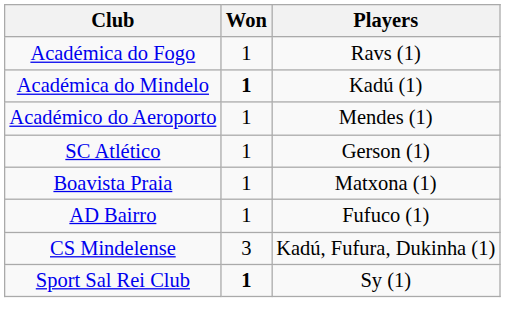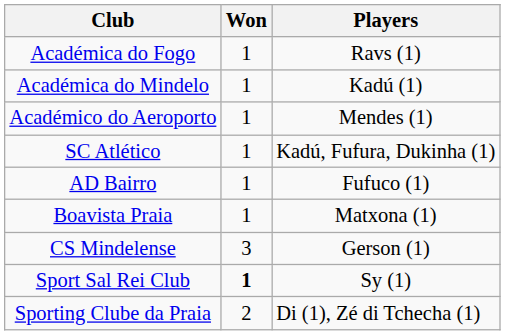(246, 85) bold -> (246, 85) normal
(386, 150) Gerson (1) -> (386, 150) Kadú, Fufura, Dukinha (1)
rows swapped: (113, 215) <-> (113, 183)
(386, 248) Kadú, Fufura, Dukinha (1) -> (386, 248) Gerson (1)
+ row: (113, 313)
